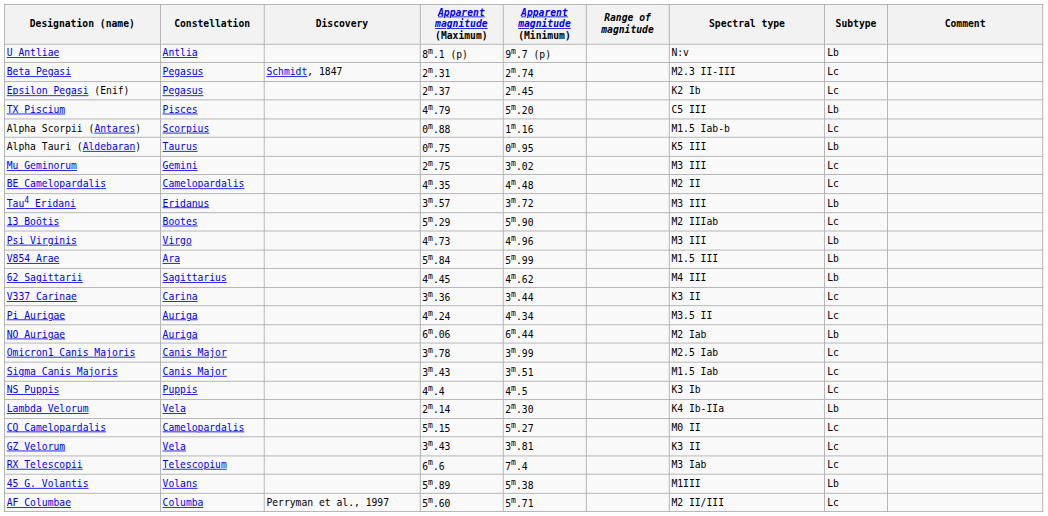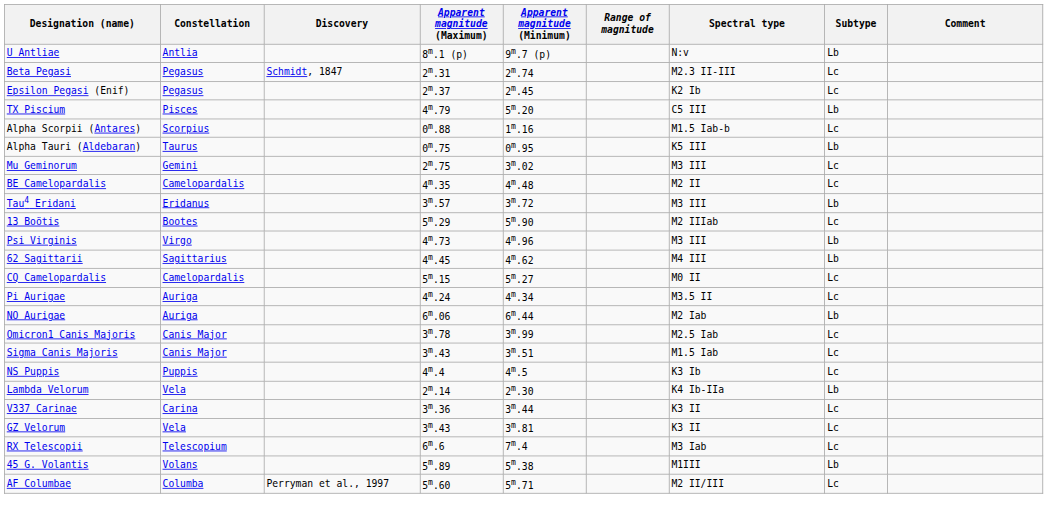- row: (33, 259)
rows swapped: (56, 427) <-> (42, 296)
